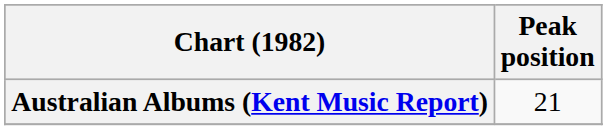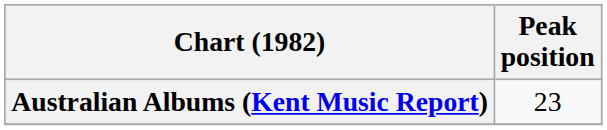(548, 101) 21 -> (548, 101) 23
